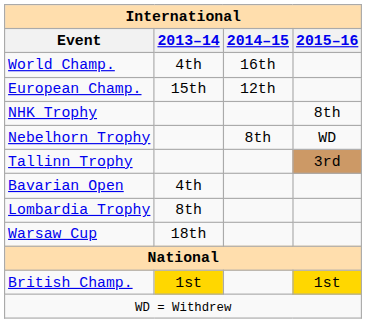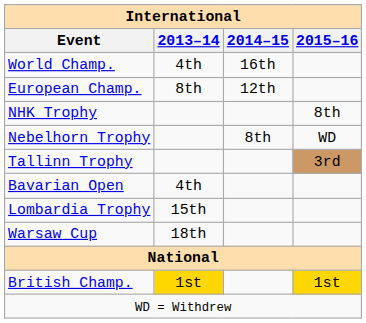(189, 89) 15th -> (189, 89) 8th
(189, 210) 8th -> (189, 210) 15th
